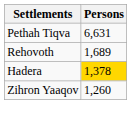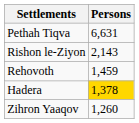+ row: (46, 52)
(98, 52) 1,689 -> (104, 71) 1,459
